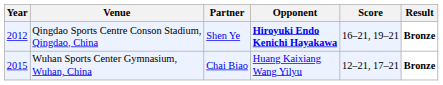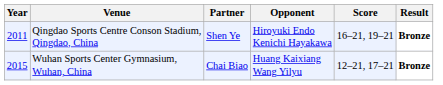(17, 36) 2012 -> (17, 36) 2011
(295, 36) bold -> (292, 36) normal
